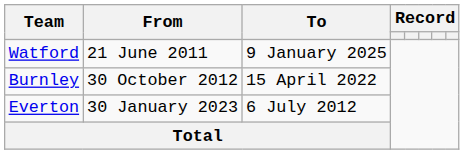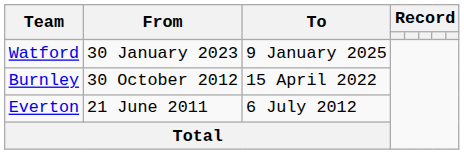(147, 54) 21 June 2011 -> (163, 54) 30 January 2023
(163, 108) 30 January 2023 -> (147, 108) 21 June 2011
